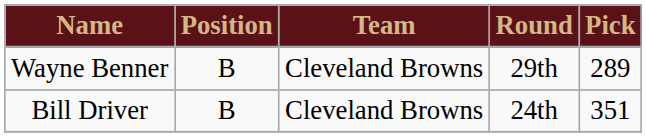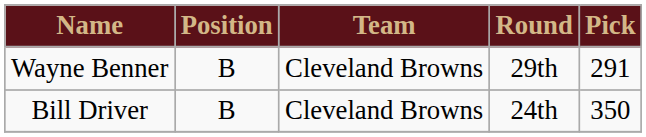(610, 68) 289 -> (610, 68) 291
(610, 110) 351 -> (610, 110) 350
